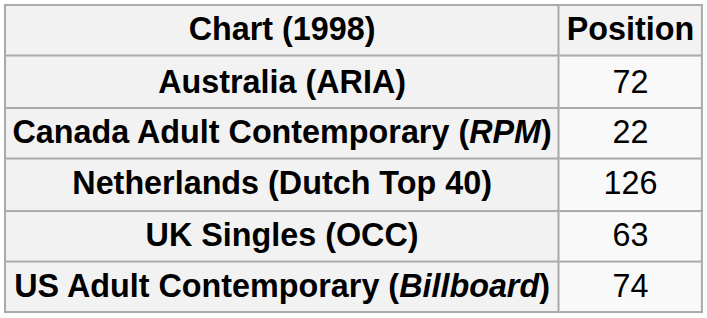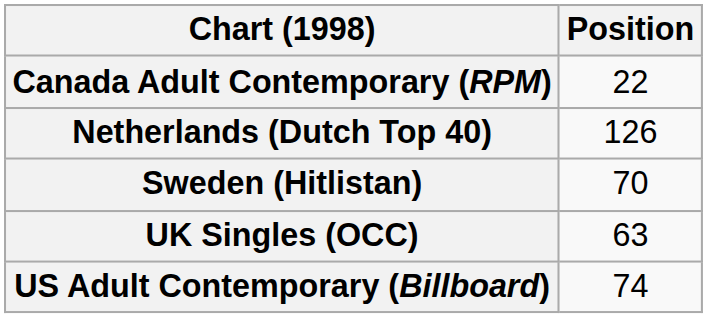- row: (282, 81)
+ row: (282, 183)
